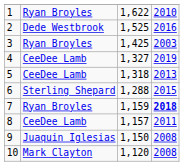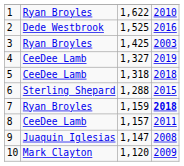(165, 75) 2013 -> (165, 75) 2018
(135, 138) 1,150 -> (135, 138) 1,147
(165, 153) 2008 -> (165, 153) 2009
